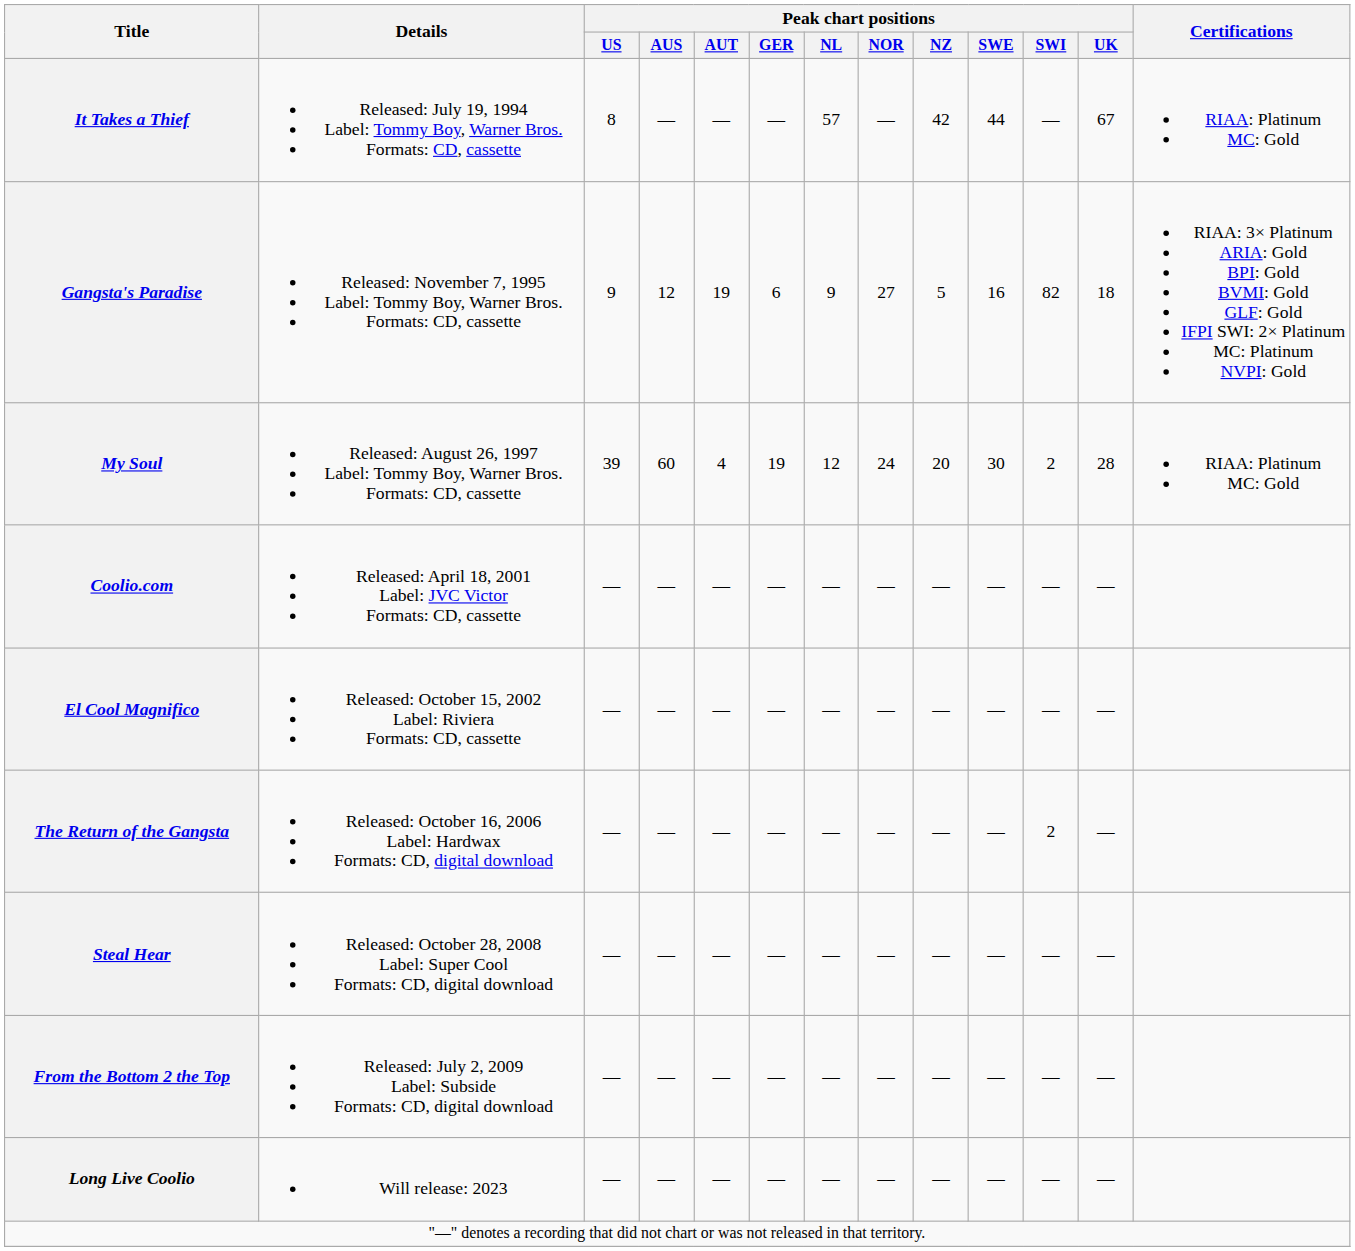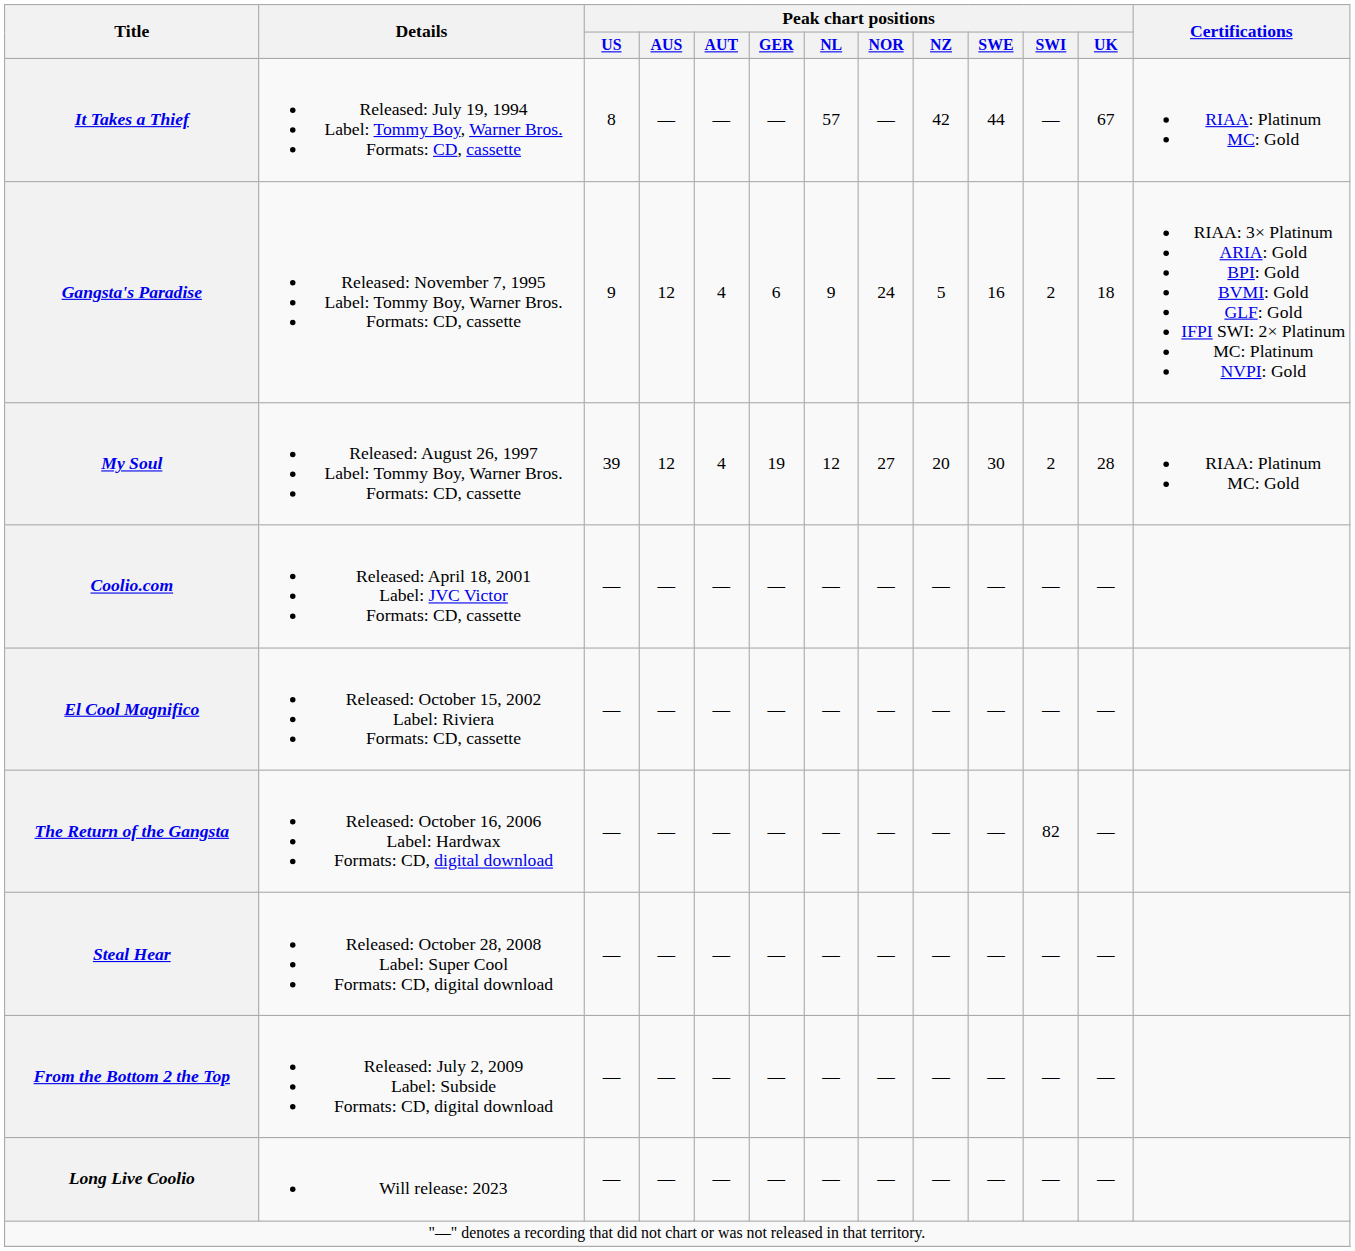(721, 291) 19 -> (721, 291) 4
(886, 291) 27 -> (886, 291) 24
(1051, 291) 82 -> (1051, 291) 2
(666, 463) 60 -> (666, 463) 12
(886, 463) 24 -> (886, 463) 27
(1051, 831) 2 -> (1051, 831) 82
